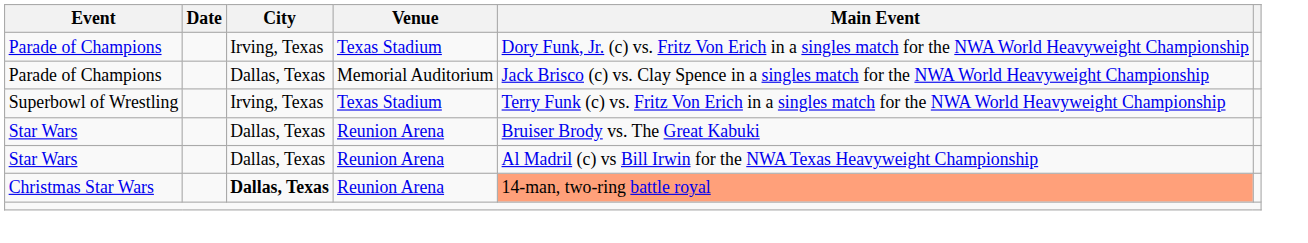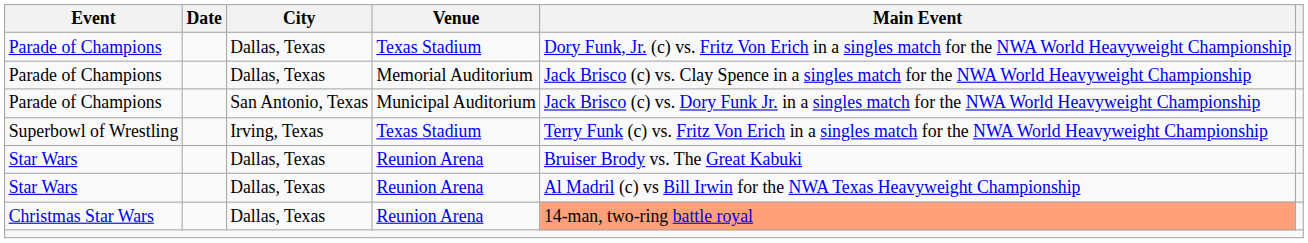(277, 46) Irving, Texas -> (278, 46) Dallas, Texas
+ row: (85, 103)
(280, 187) bold -> (278, 215) normal
